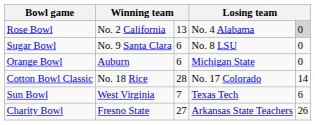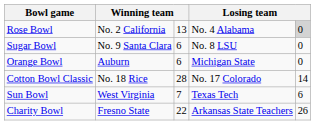(182, 111) 27 -> (182, 111) 22
